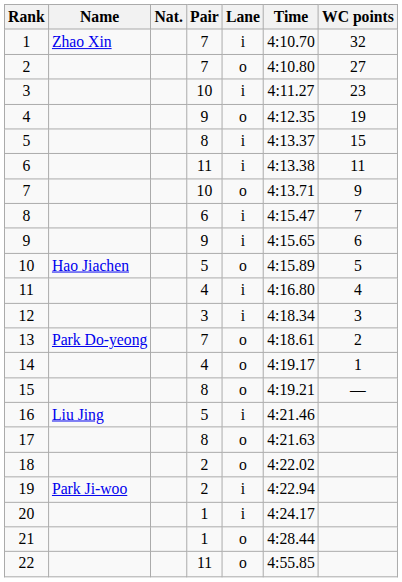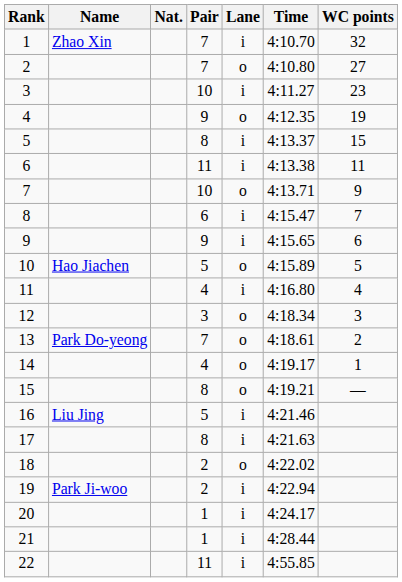(243, 315) i -> (243, 315) o
(243, 439) o -> (243, 439) i
(243, 539) o -> (243, 539) i
(243, 564) o -> (243, 564) i
